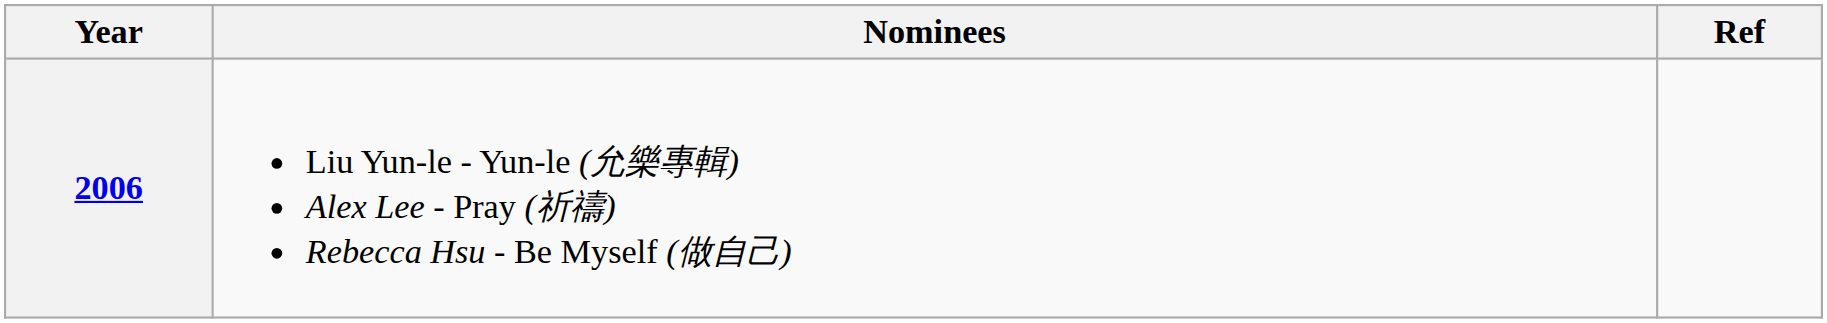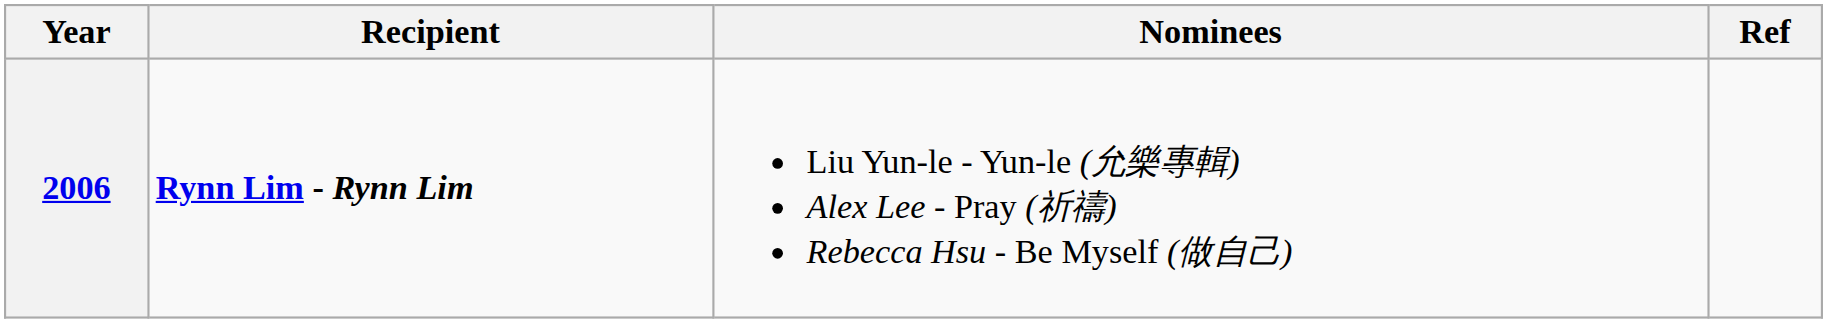+ column: (430, 31)
